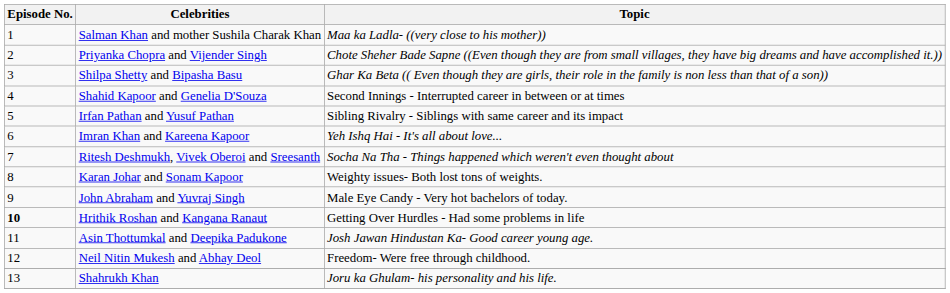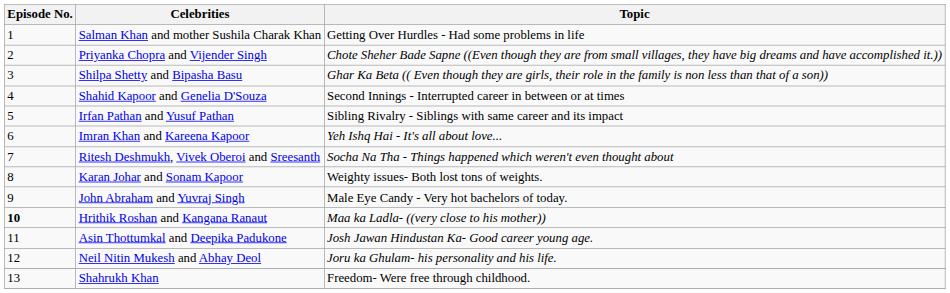(436, 34) Maa ka Ladla- ((very close to his mother)) -> (456, 34) Getting Over Hurdles - Had some problems in life
(456, 217) Getting Over Hurdles - Had some problems in life -> (436, 217) Maa ka Ladla- ((very close to his mother))
(429, 258) Freedom- Were free through childhood. -> (442, 258) Joru ka Ghulam- his personality and his life.
(442, 278) Joru ka Ghulam- his personality and his life. -> (429, 278) Freedom- Were free through childhood.
